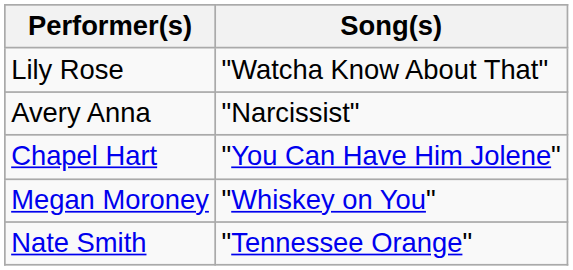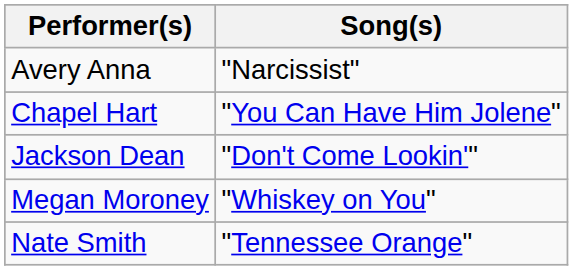- row: (67, 69)
+ row: (98, 156)
